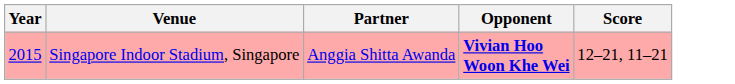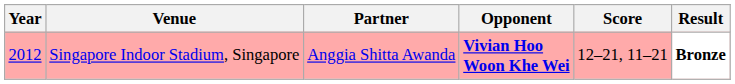+ column: (701, 18)
(25, 55) 2015 -> (25, 55) 2012
